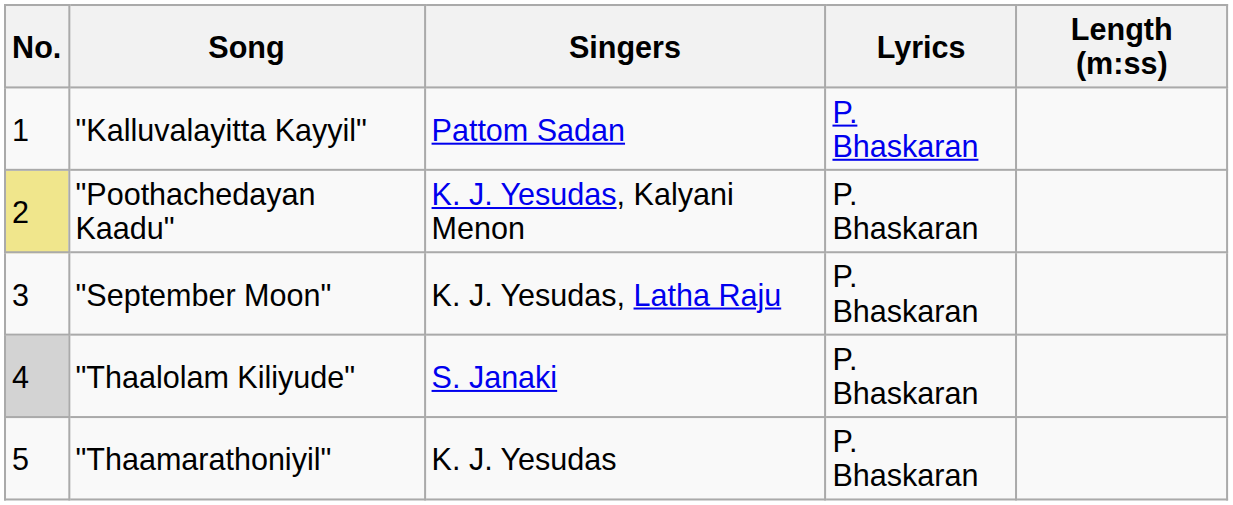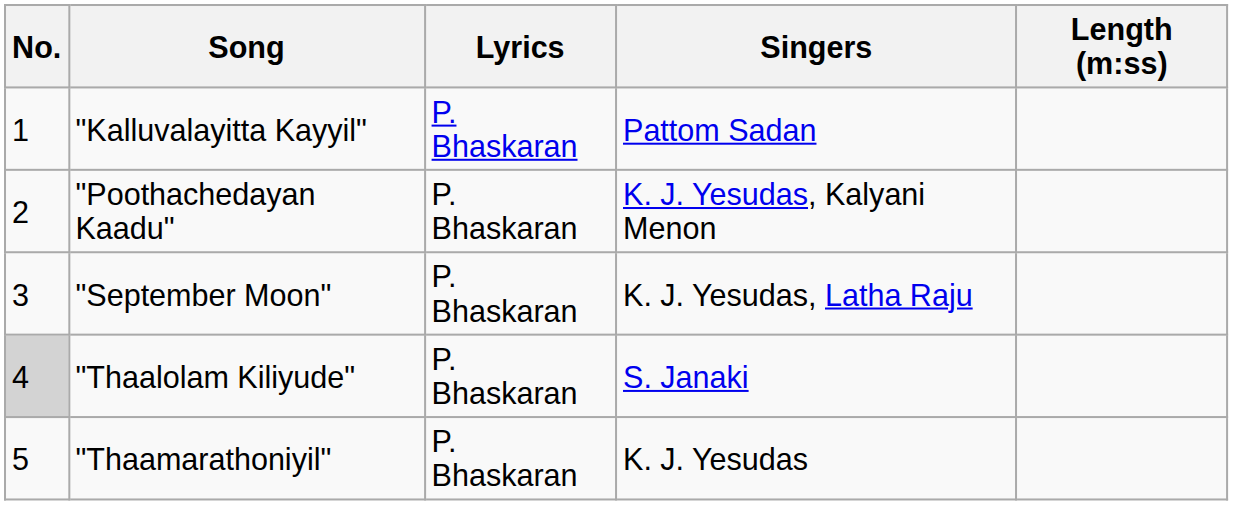columns swapped: (625, 46) <-> (921, 46)
(21, 212) khaki background -> (21, 212) no background
